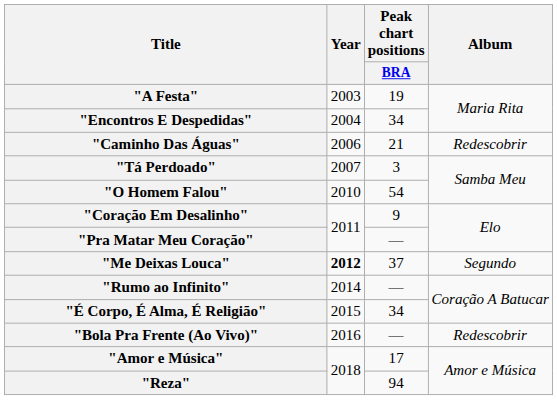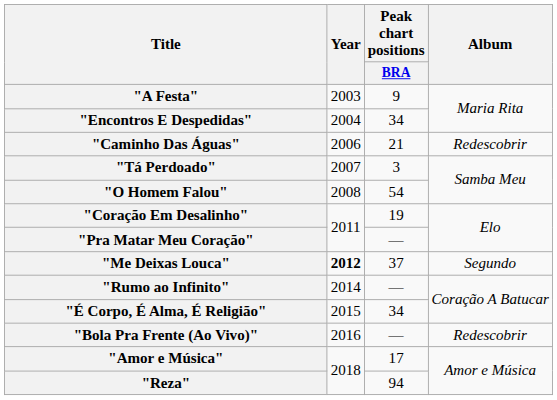(396, 96) 19 -> (396, 96) 9
(346, 191) 2010 -> (346, 191) 2008
(396, 215) 9 -> (396, 215) 19
